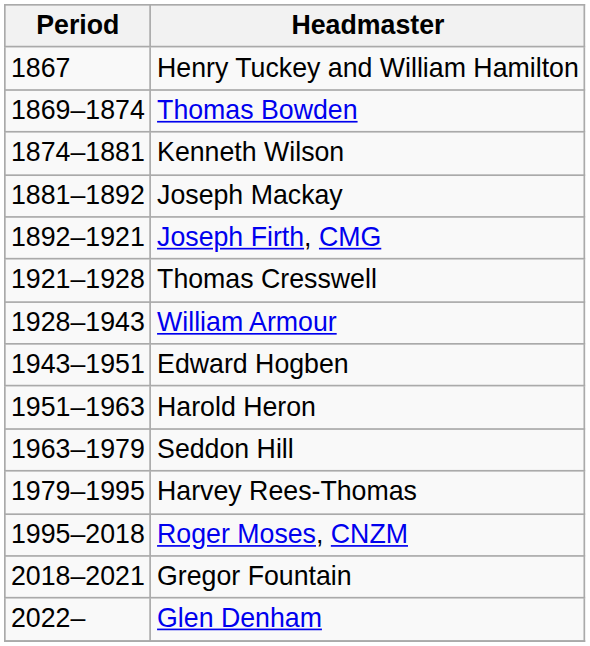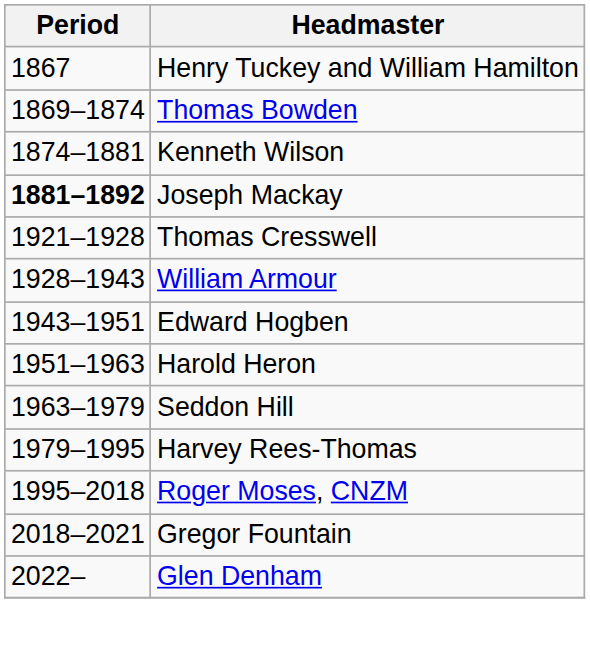(78, 195) normal -> (78, 195) bold
- row: (269, 237)
